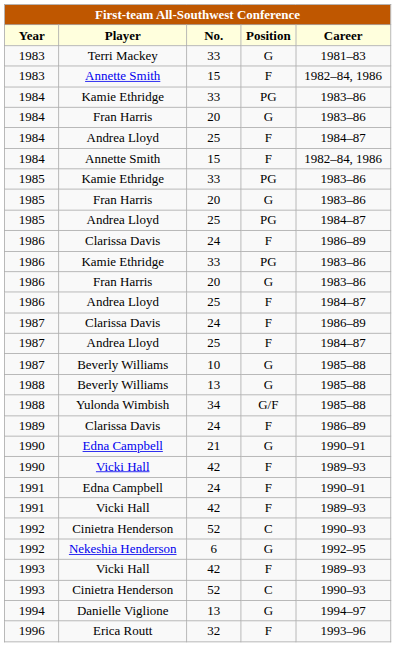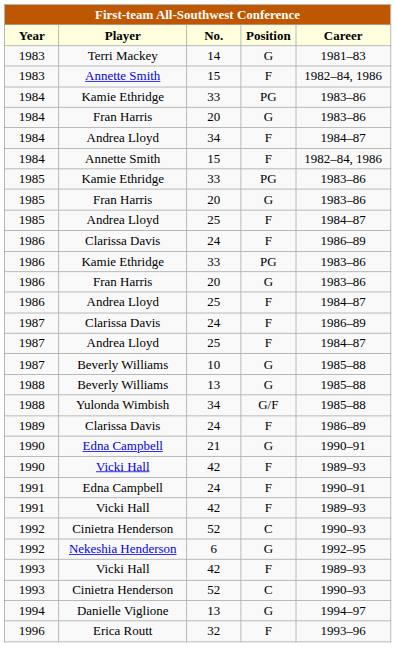(214, 55) 33 -> (214, 55) 14
(214, 138) 25 -> (214, 138) 34
(268, 220) PG -> (268, 220) F
